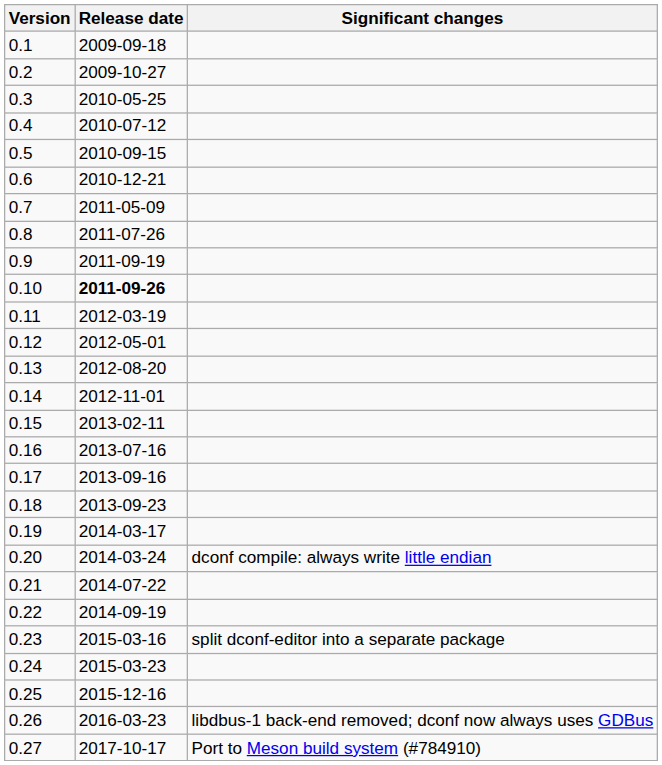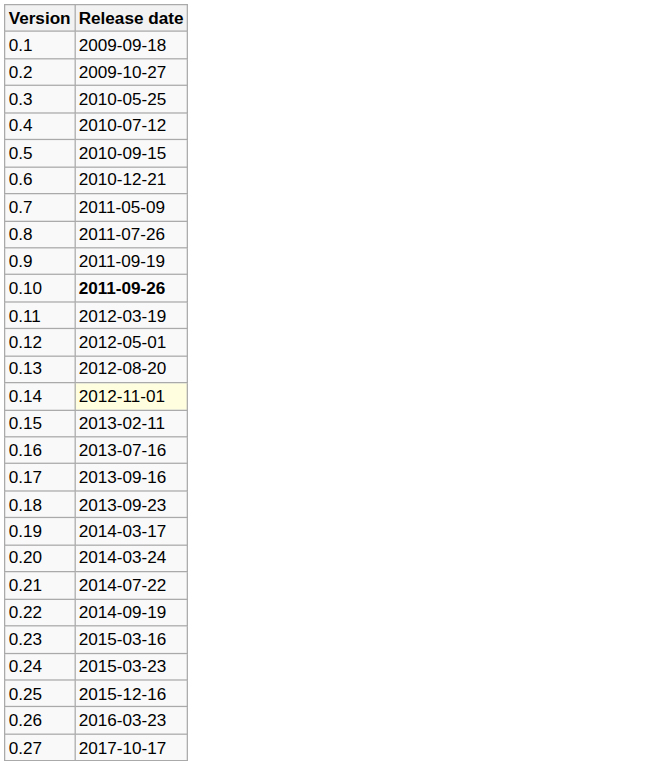- column: (422, 18)
(122, 396) no background -> (122, 396) lightyellow background
